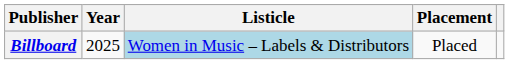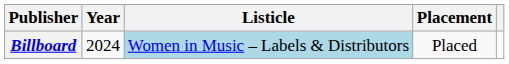(103, 44) 2025 -> (103, 44) 2024
